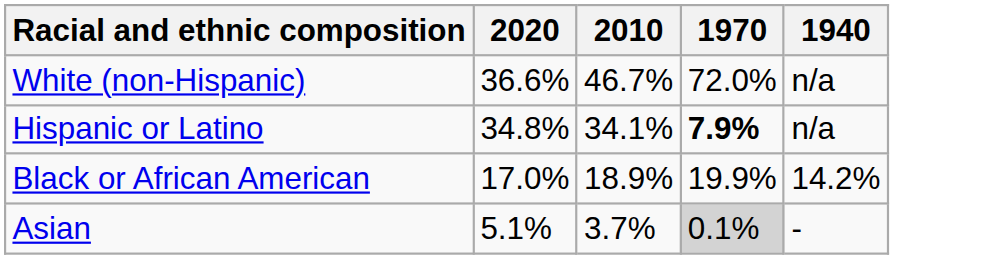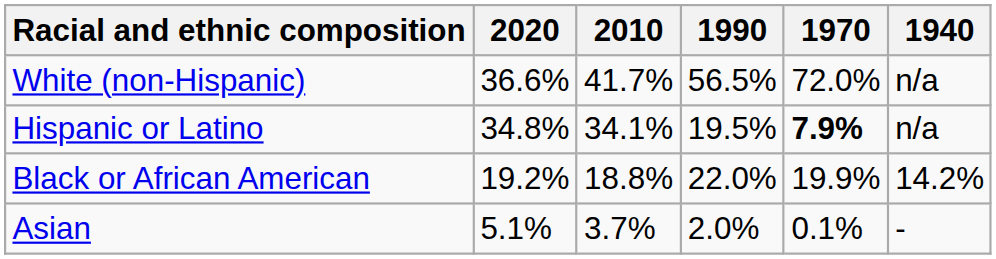+ column: (732, 30)
(629, 80) 46.7% -> (629, 80) 41.7%
(525, 179) 17.0% -> (525, 179) 19.2%
(629, 179) 18.9% -> (629, 179) 18.8%
(724, 229) lightgrey background -> (827, 229) no background
